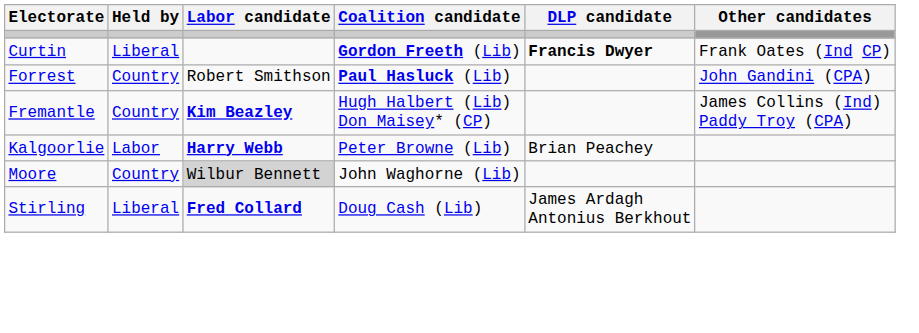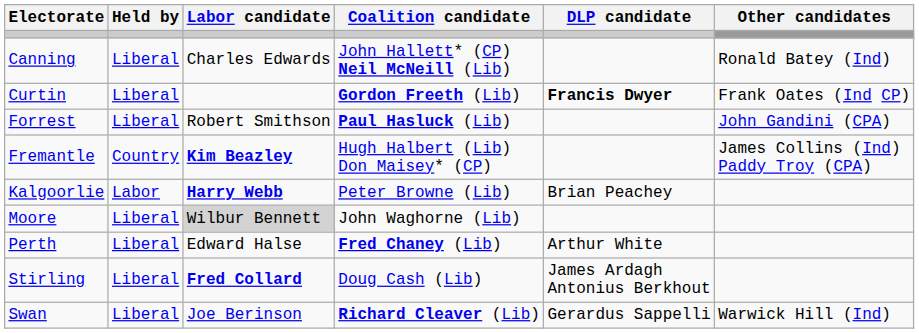+ row: (42, 61)
(146, 77) Country -> (146, 122) Liberal
(146, 174) Country -> (146, 219) Liberal
+ row: (32, 245)
+ row: (28, 315)
